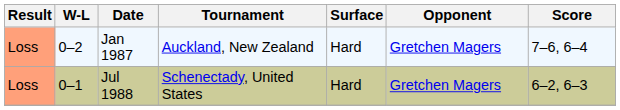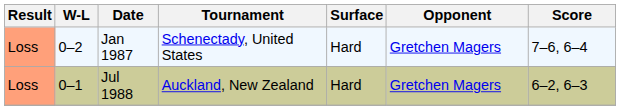(238, 46) Auckland, New Zealand -> (228, 46) Schenectady, United States
(228, 85) Schenectady, United States -> (238, 85) Auckland, New Zealand
